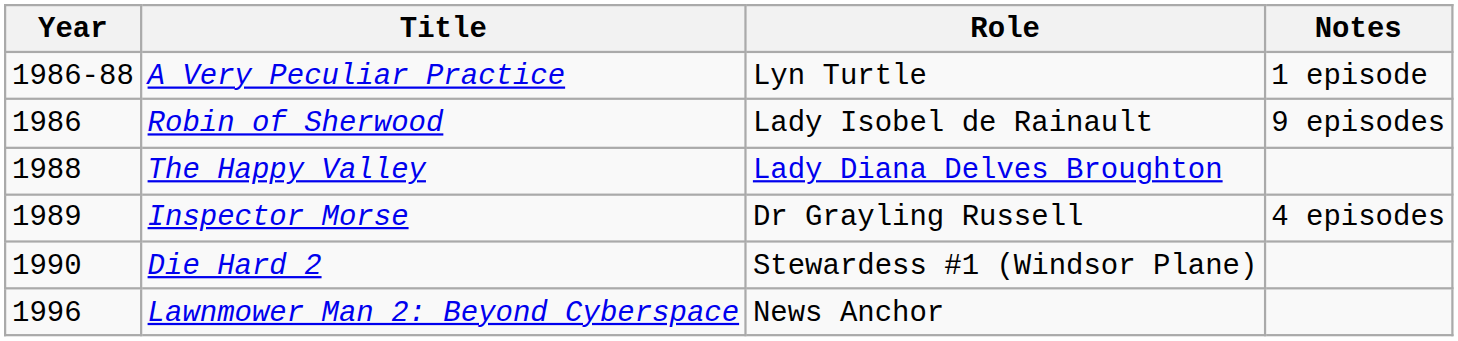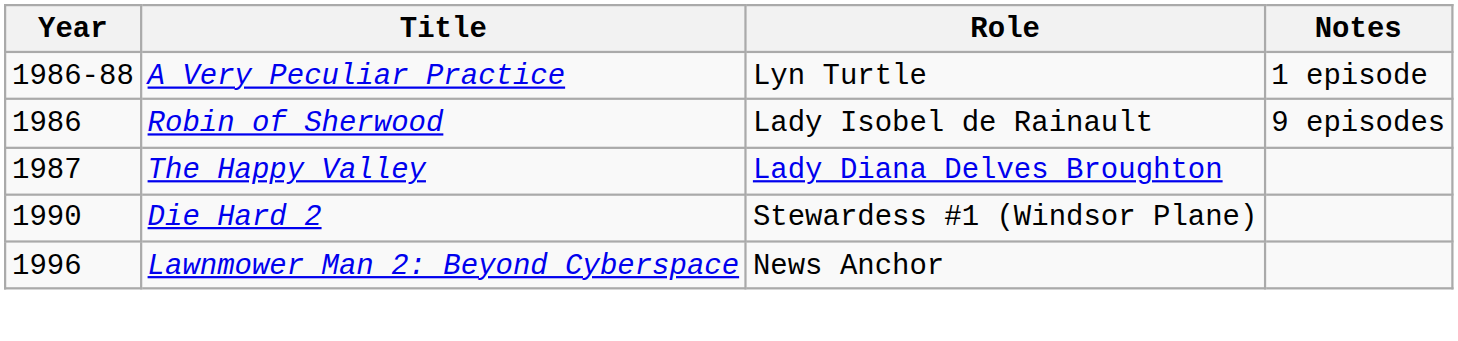(47, 170) 1988 -> (47, 170) 1987
- row: (278, 218)
